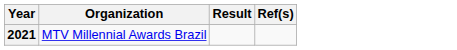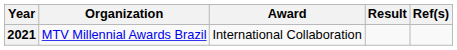+ column: (287, 14)
